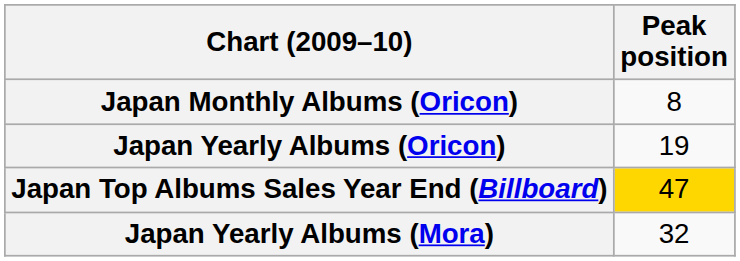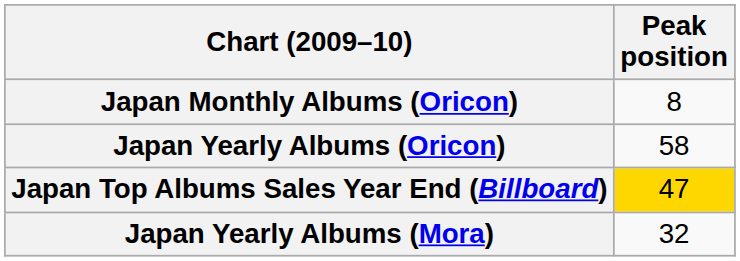(674, 145) 19 -> (674, 145) 58
